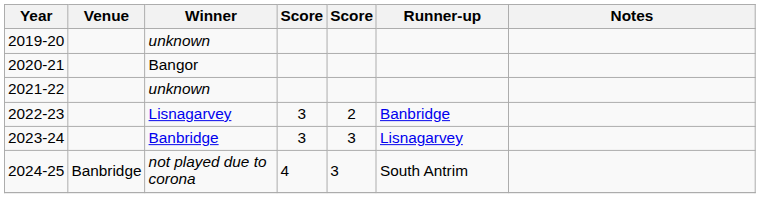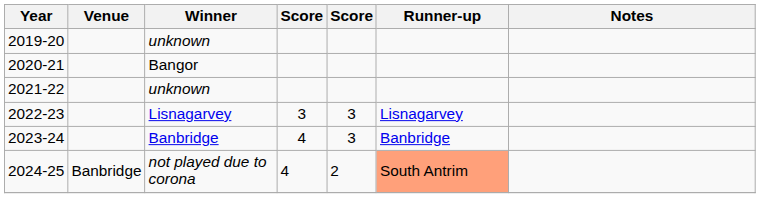(352, 114) 2 -> (352, 114) 3
(415, 114) Banbridge -> (421, 114) Lisnagarvey
(302, 138) 3 -> (302, 138) 4
(421, 138) Lisnagarvey -> (415, 138) Banbridge
(335, 171) 3 -> (335, 171) 2
(424, 171) no background -> (424, 171) lightsalmon background
